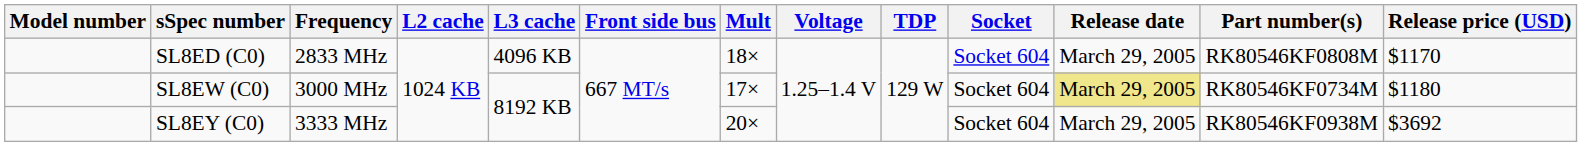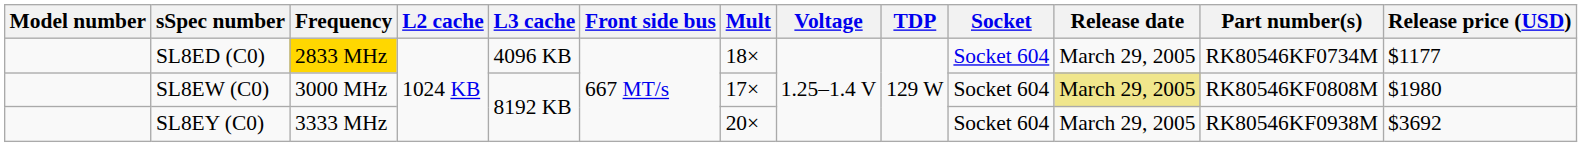(341, 55) no background -> (341, 55) gold background
(1292, 55) RK80546KF0808M -> (1292, 55) RK80546KF0734M
(1414, 55) $1170 -> (1414, 55) $1177
(1292, 89) RK80546KF0734M -> (1292, 89) RK80546KF0808M
(1414, 89) $1180 -> (1415, 89) $1980
